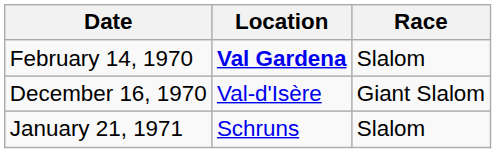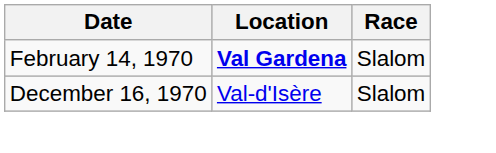(421, 93) Giant Slalom -> (391, 93) Slalom
- row: (96, 128)
